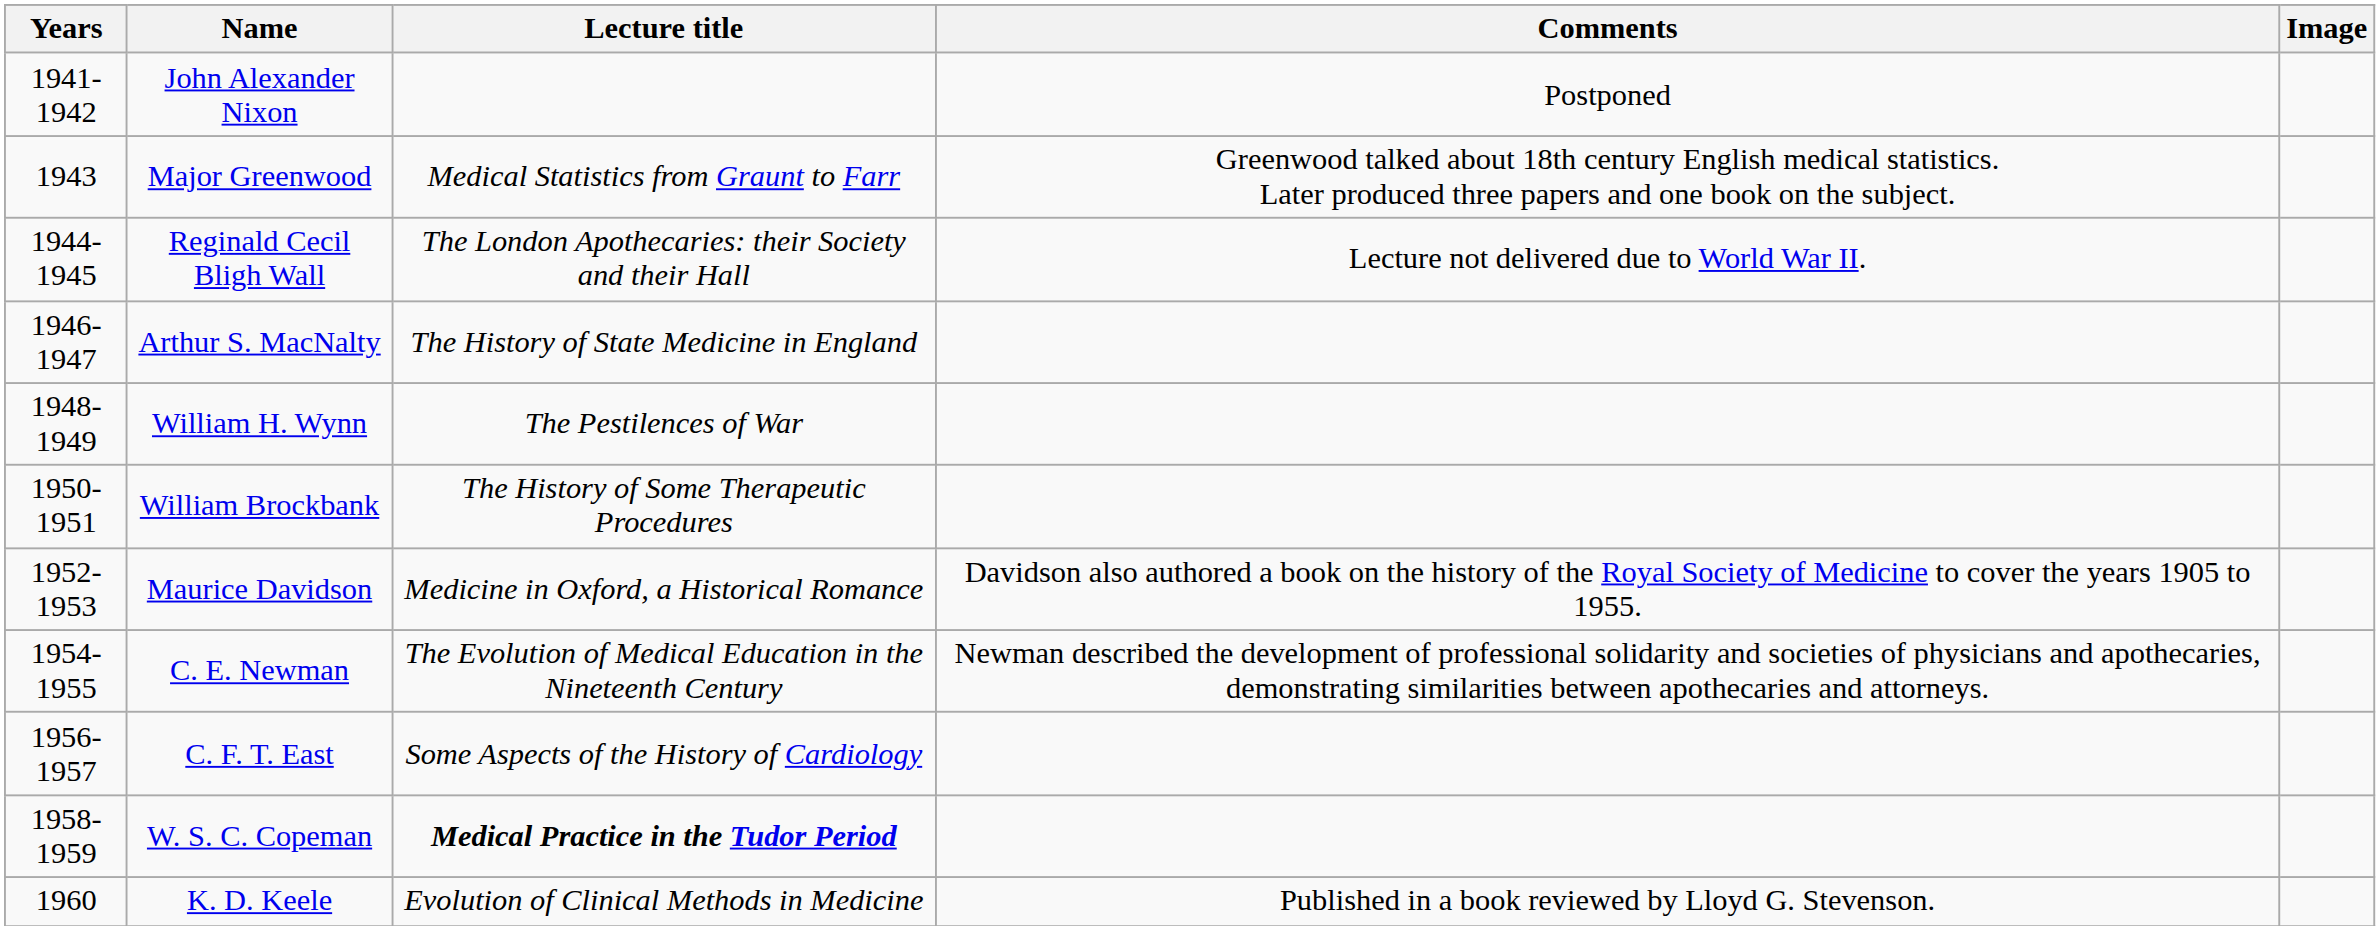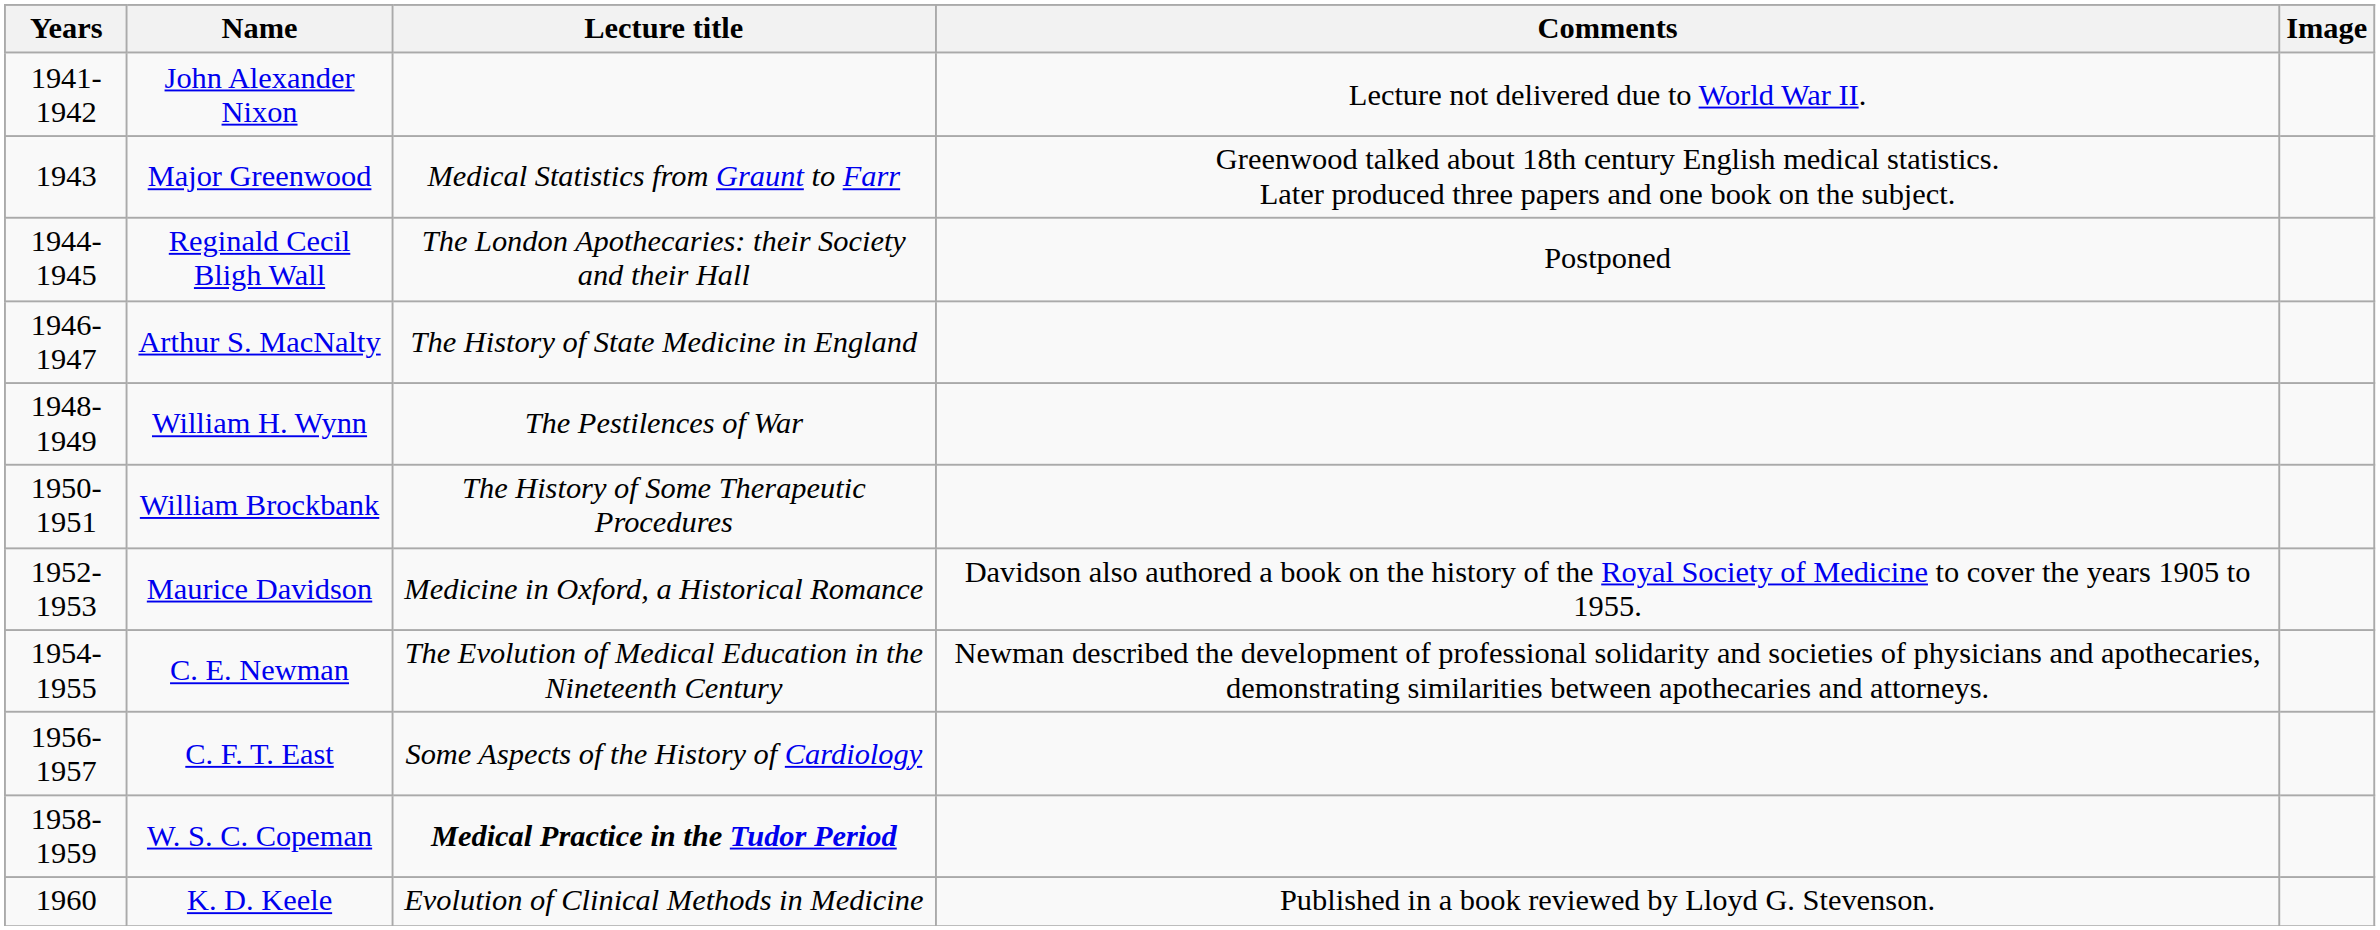(1608, 93) Postponed -> (1608, 93) Lecture not delivered due to World War II.
(1608, 258) Lecture not delivered due to World War II. -> (1608, 258) Postponed
